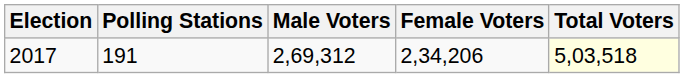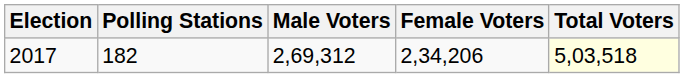(120, 55) 191 -> (120, 55) 182
